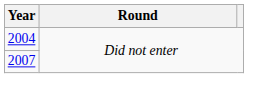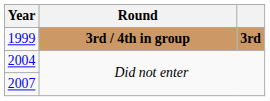+ row: (22, 39)
